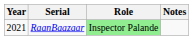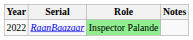(16, 27) 2021 -> (16, 27) 2022
